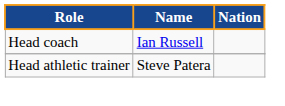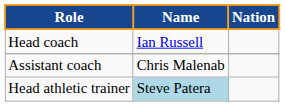+ row: (55, 65)
(174, 65) no background -> (174, 88) lightblue background
